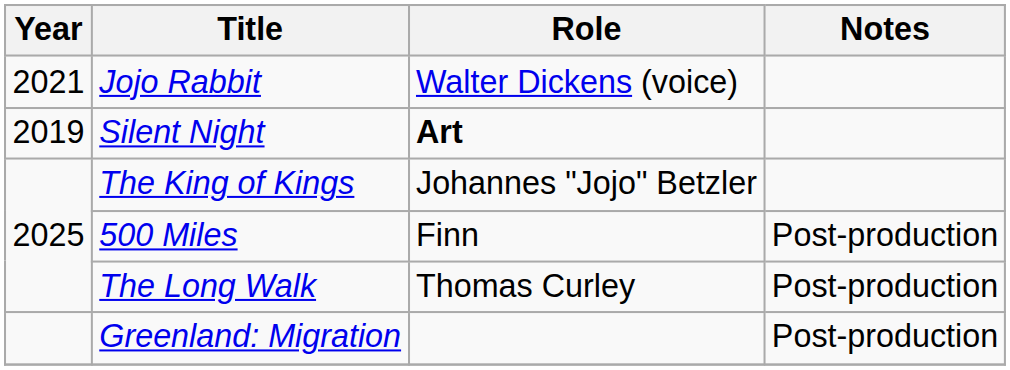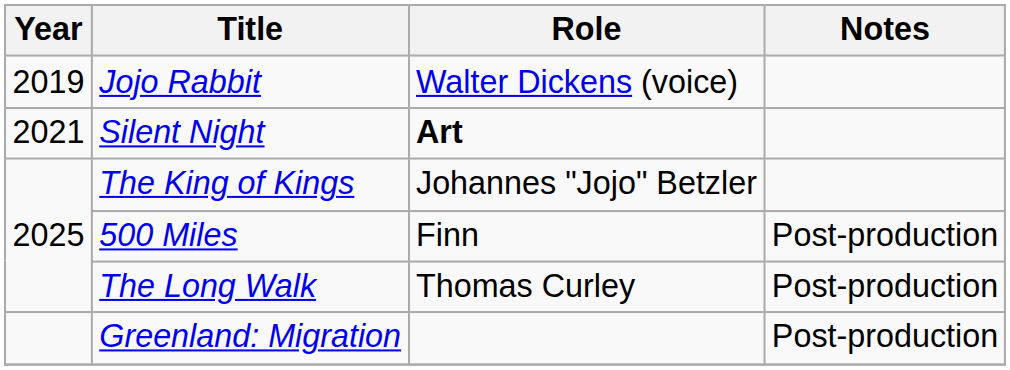(48, 81) 2021 -> (48, 81) 2019
(48, 132) 2019 -> (48, 132) 2021
